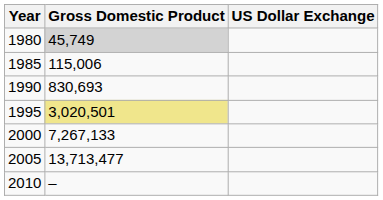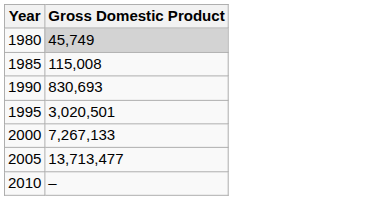- column: (303, 16)
(75, 64) 115,006 -> (75, 64) 115,008
(82, 111) khaki background -> (82, 111) no background
